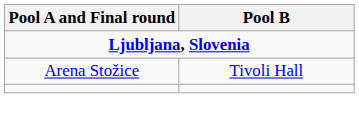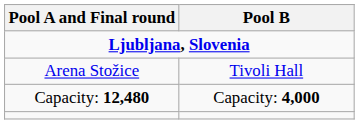+ row: (92, 97)
